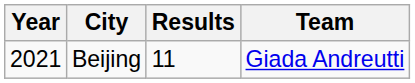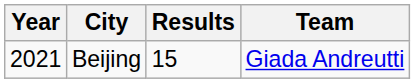(164, 59) 11 -> (165, 59) 15
